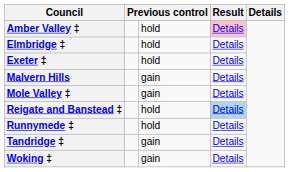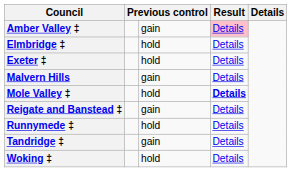(151, 28) hold -> (151, 28) gain
(151, 93) gain -> (151, 93) hold
(228, 93) normal -> (229, 93) bold
(151, 110) hold -> (151, 110) gain
(228, 110) lightblue background -> (228, 110) no background
(151, 158) gain -> (151, 158) hold
